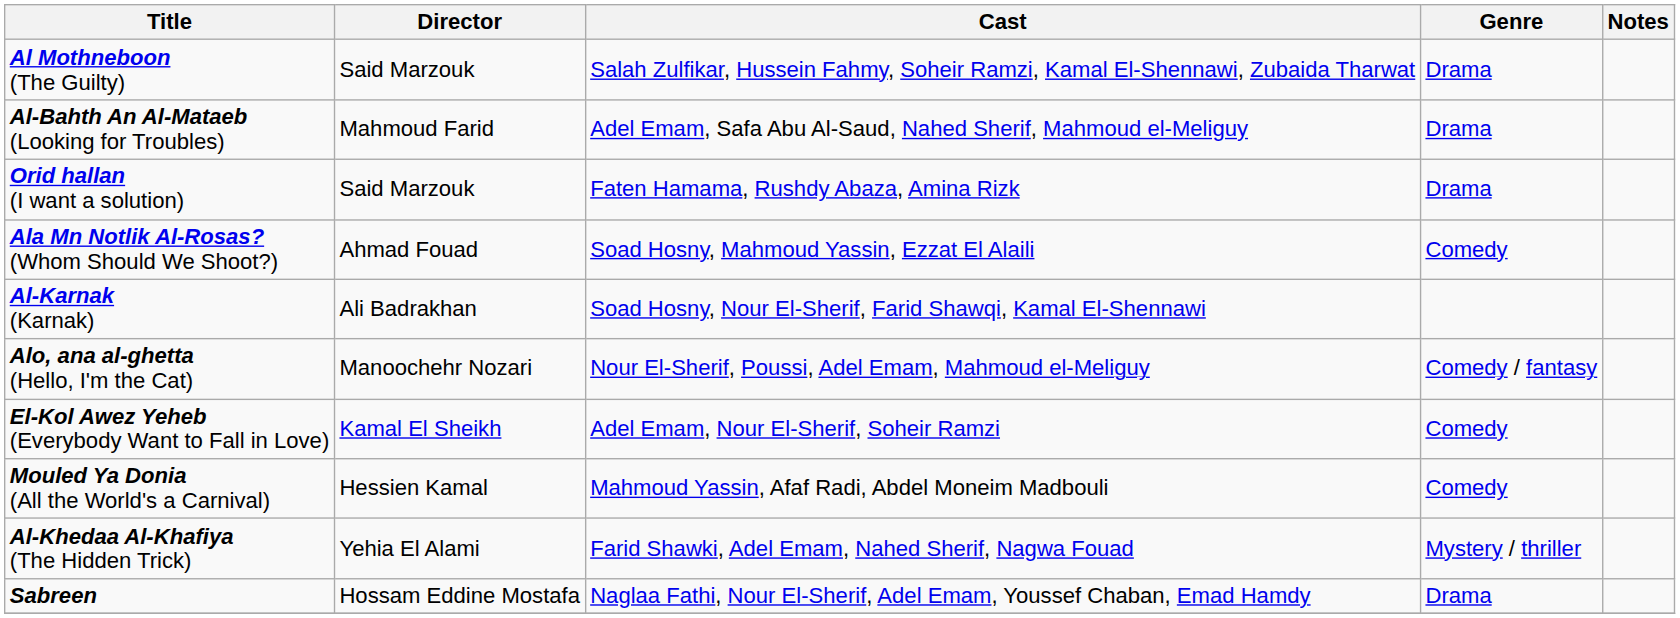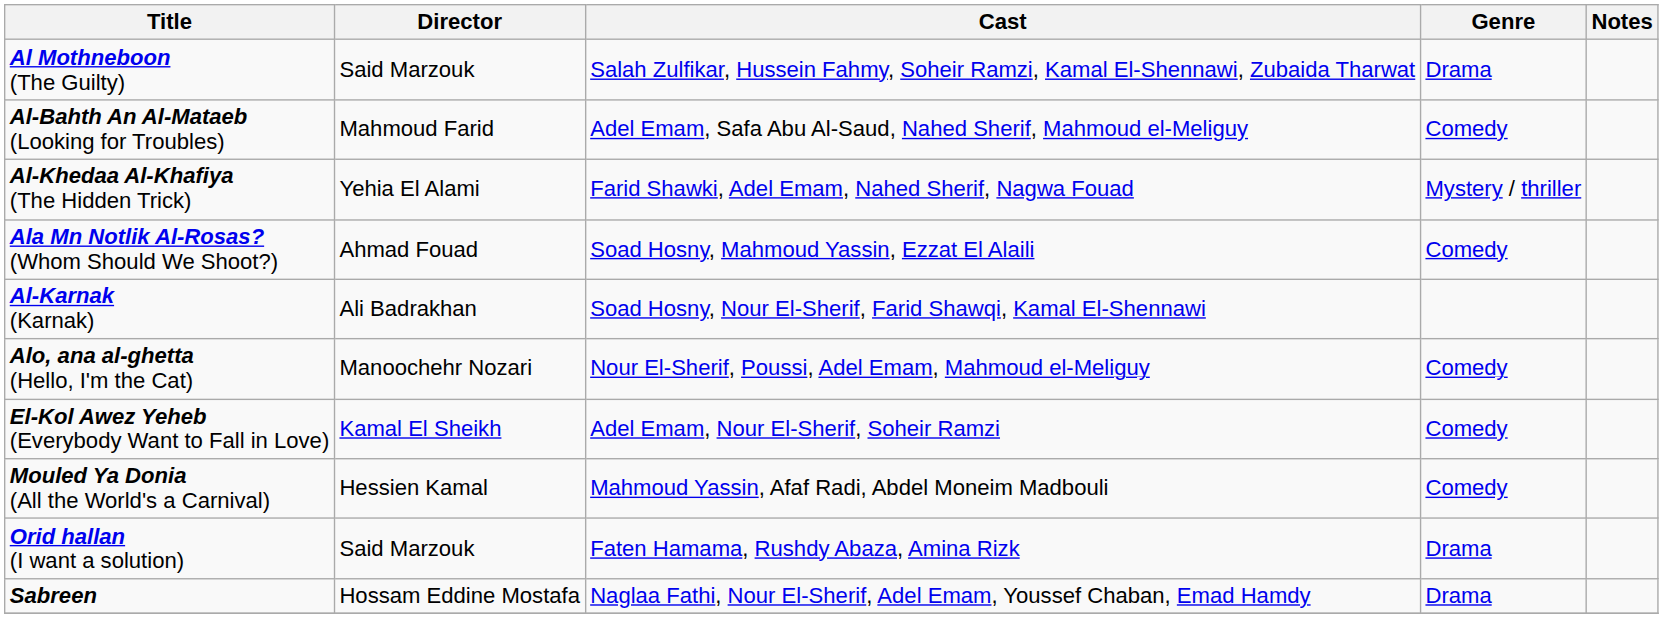(1459, 129) Drama -> (1467, 129) Comedy
rows swapped: (122, 548) <-> (97, 189)
(1511, 368) Comedy / fantasy -> (1467, 368) Comedy
